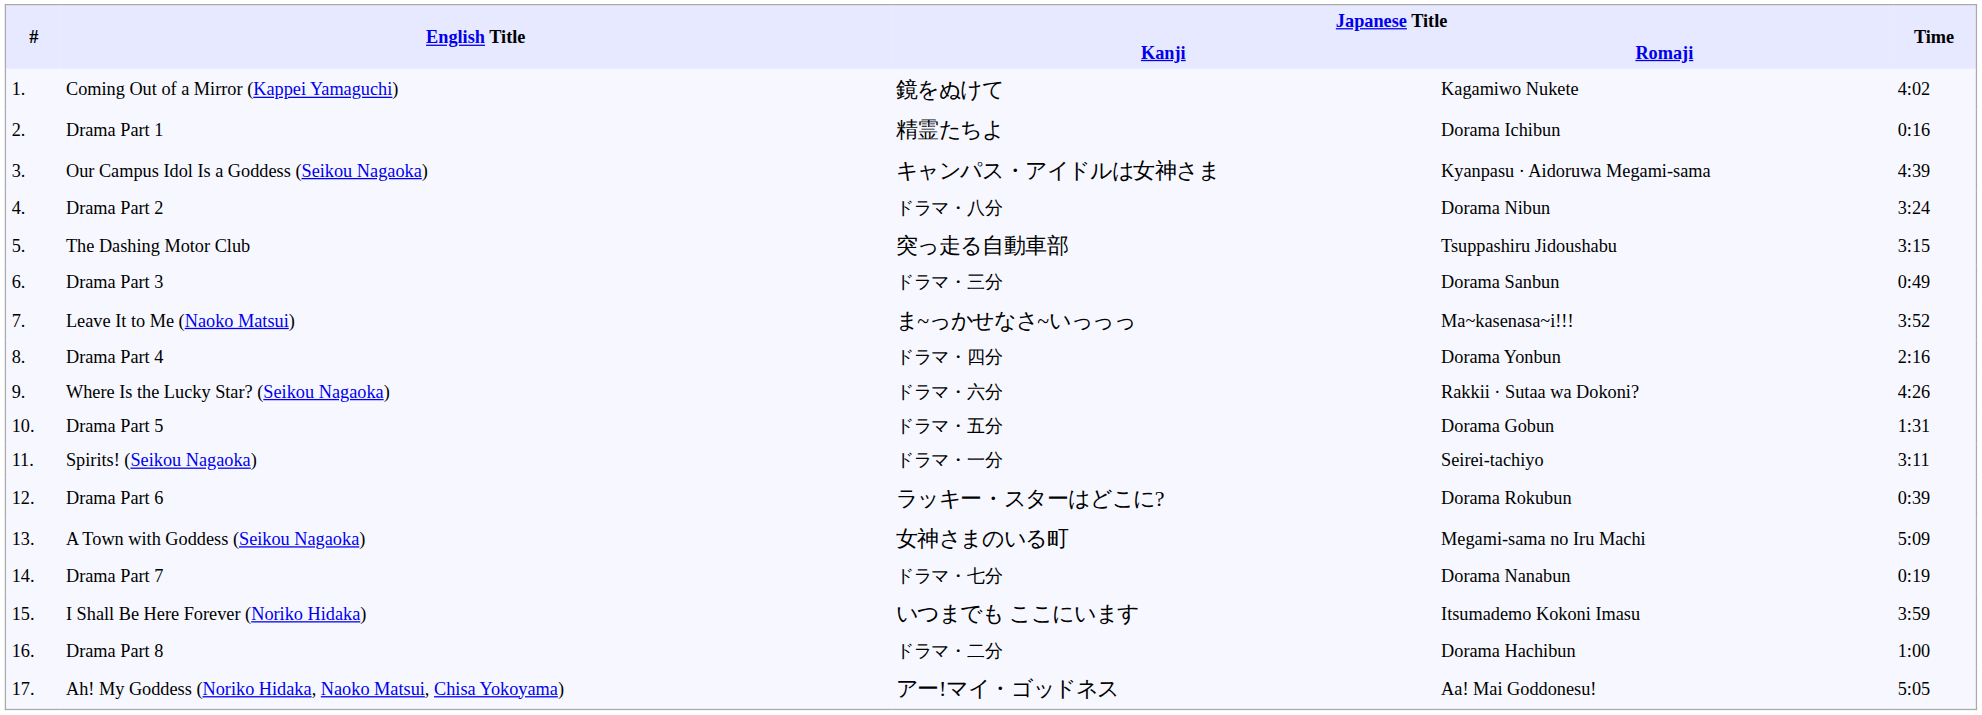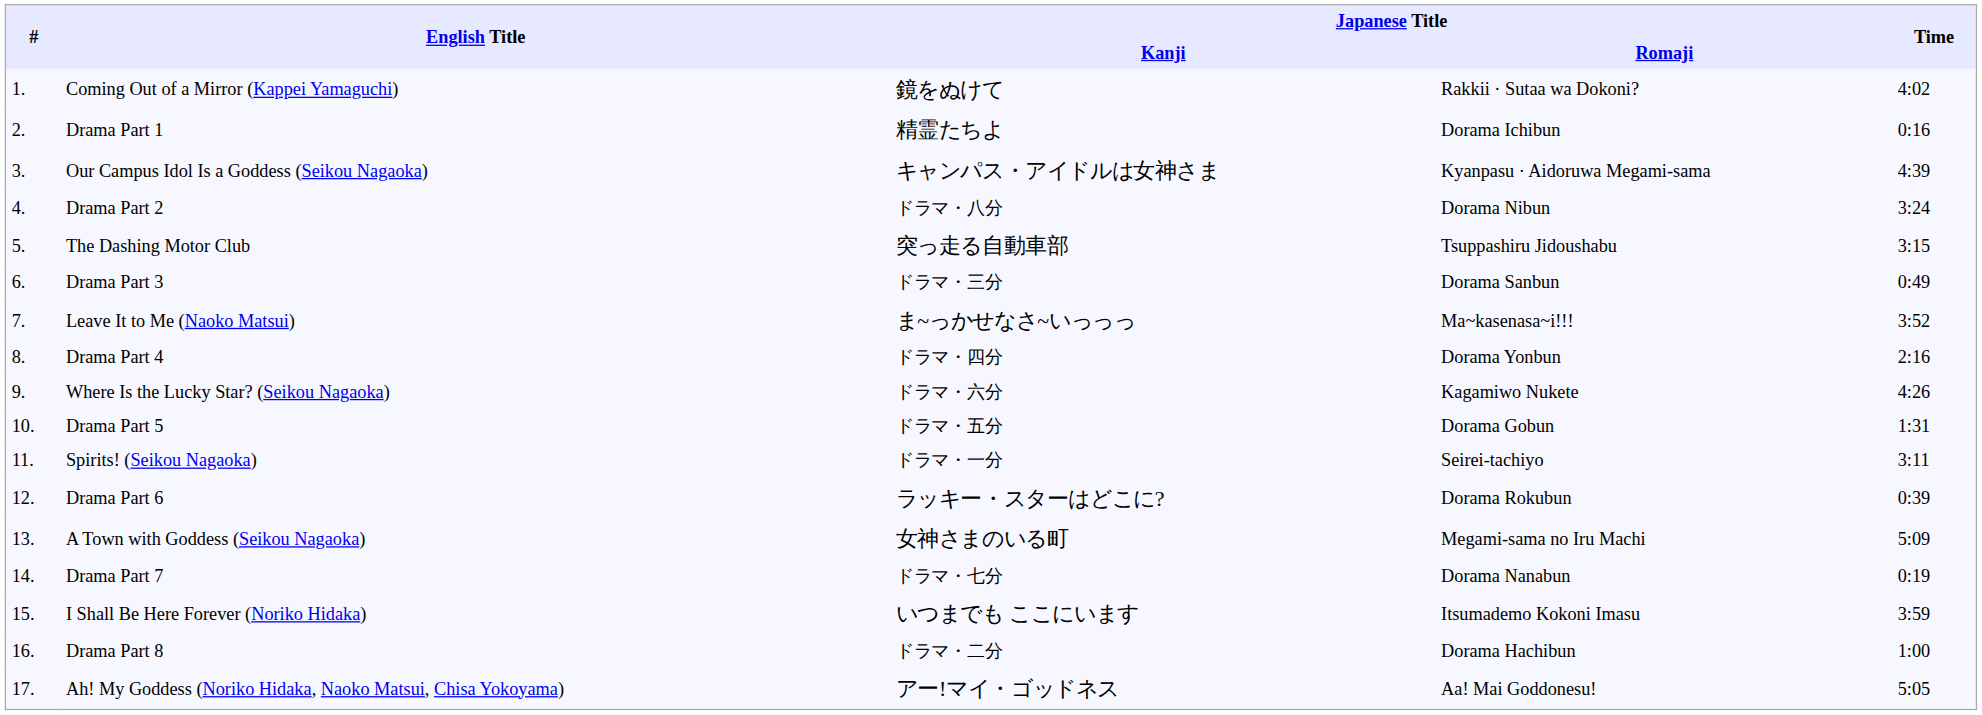(1510, 88) Kagamiwo Nukete -> (1540, 88) Rakkii · Sutaa wa Dokoni?
(1540, 391) Rakkii · Sutaa wa Dokoni? -> (1510, 391) Kagamiwo Nukete
